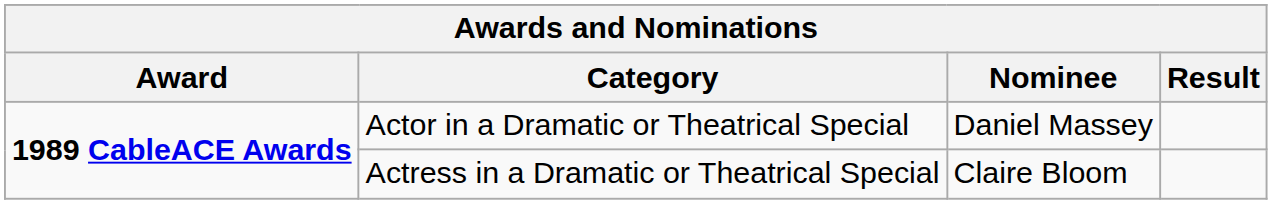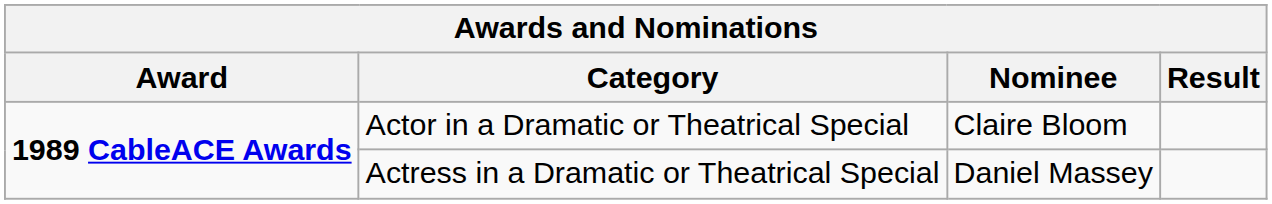(1053, 125) Daniel Massey -> (1041, 125) Claire Bloom
(1041, 173) Claire Bloom -> (1053, 173) Daniel Massey
